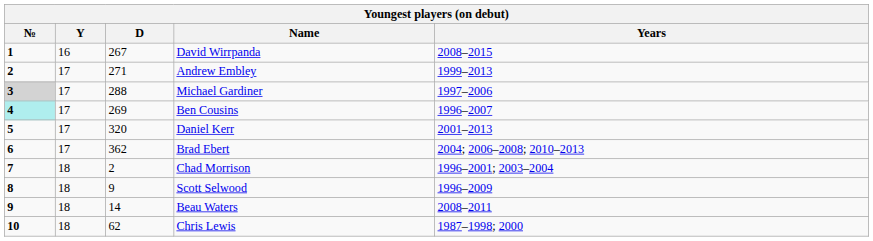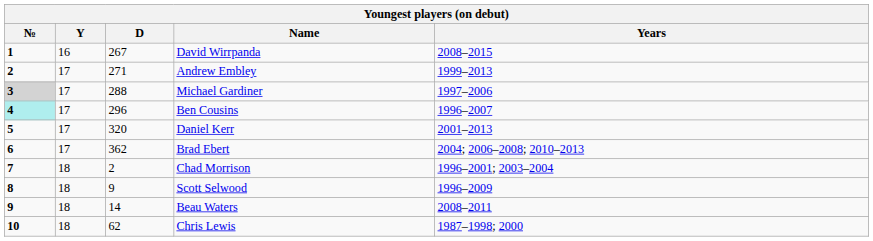(118, 110) 269 -> (118, 110) 296
